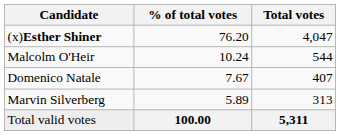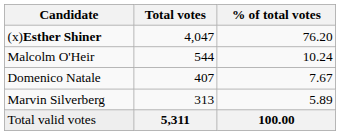columns swapped: (294, 15) <-> (193, 15)
